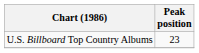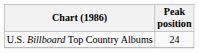(174, 39) 23 -> (174, 39) 24
